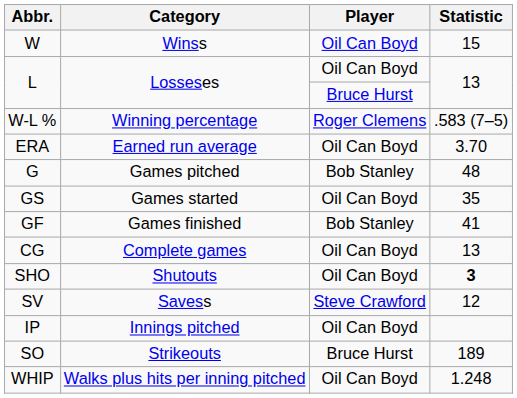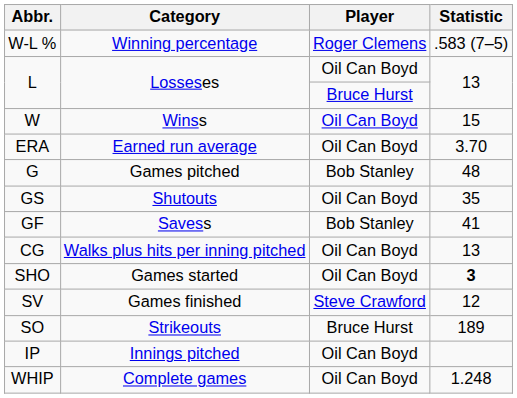rows swapped: (32, 43) <-> (32, 120)
(185, 198) Games started -> (185, 198) Shutouts
(185, 224) Games finished -> (185, 224) Savess
(185, 250) Complete games -> (185, 250) Walks plus hits per inning pitched
(185, 276) Shutouts -> (185, 276) Games started
(185, 302) Savess -> (185, 302) Games finished
rows swapped: (32, 328) <-> (32, 353)
(185, 379) Walks plus hits per inning pitched -> (185, 379) Complete games
